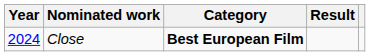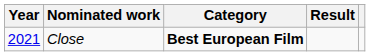(24, 39) 2024 -> (24, 39) 2021
